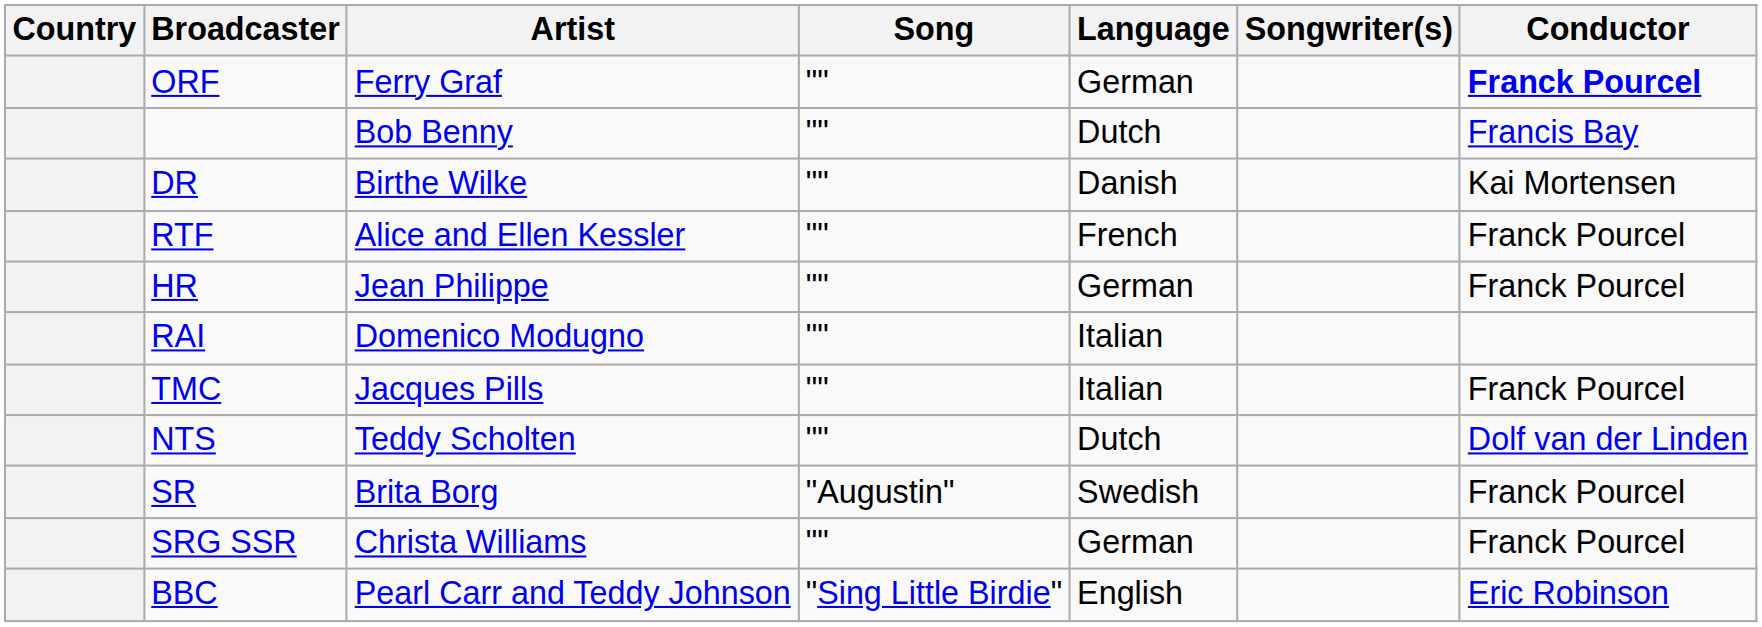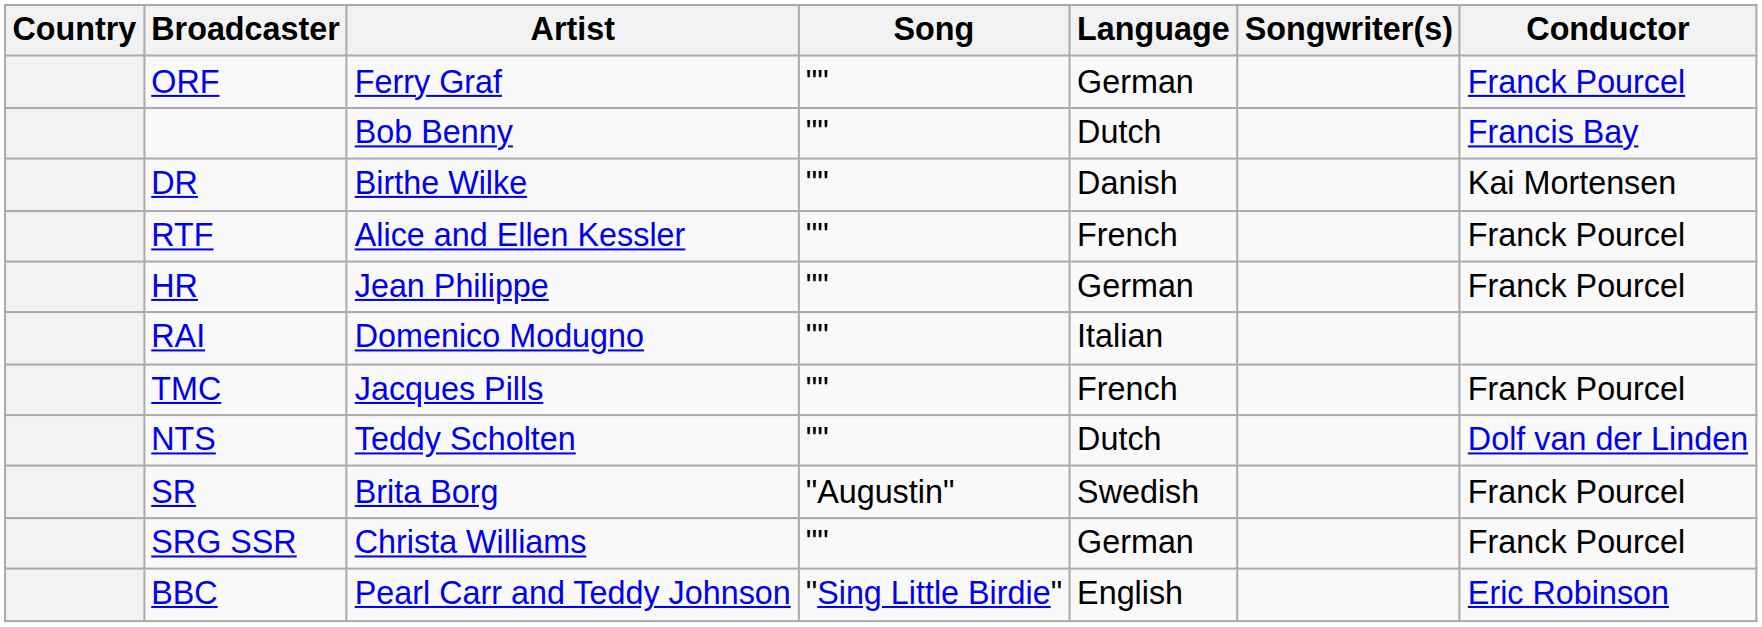(1585, 81) bold -> (1577, 81) normal
(1120, 388) Italian -> (1127, 388) French
